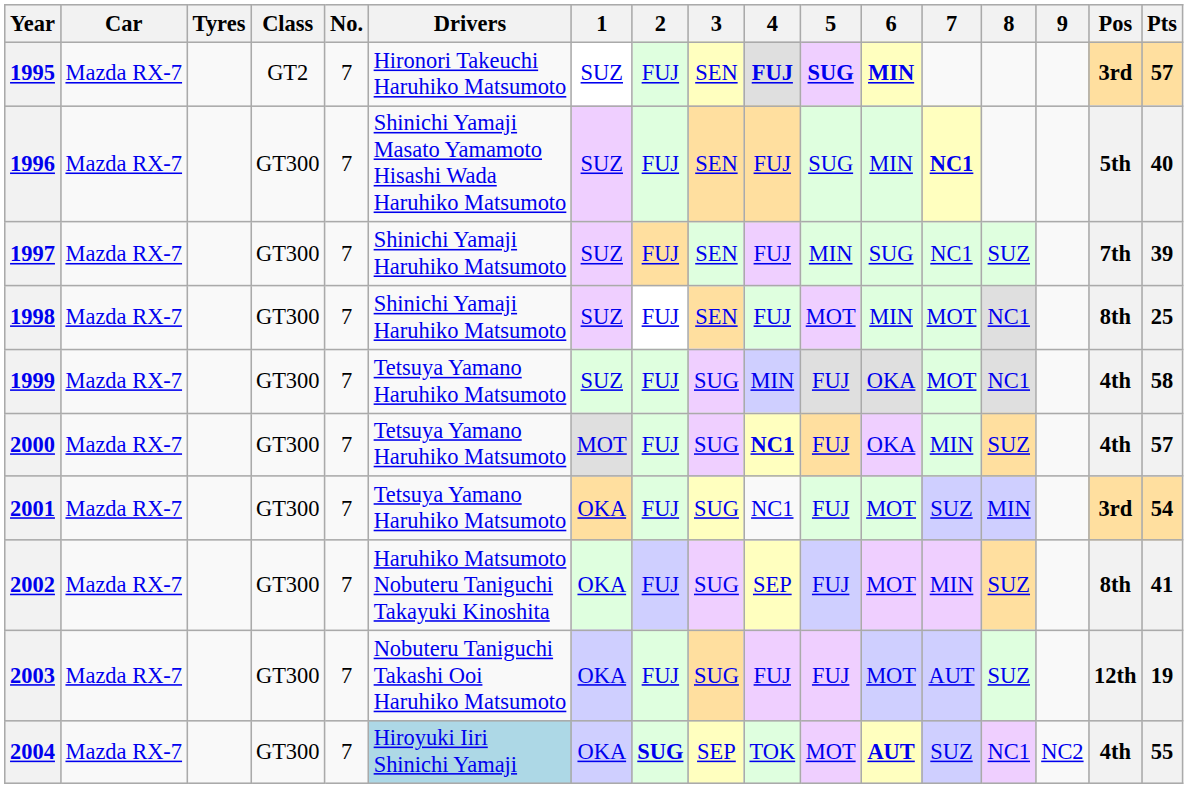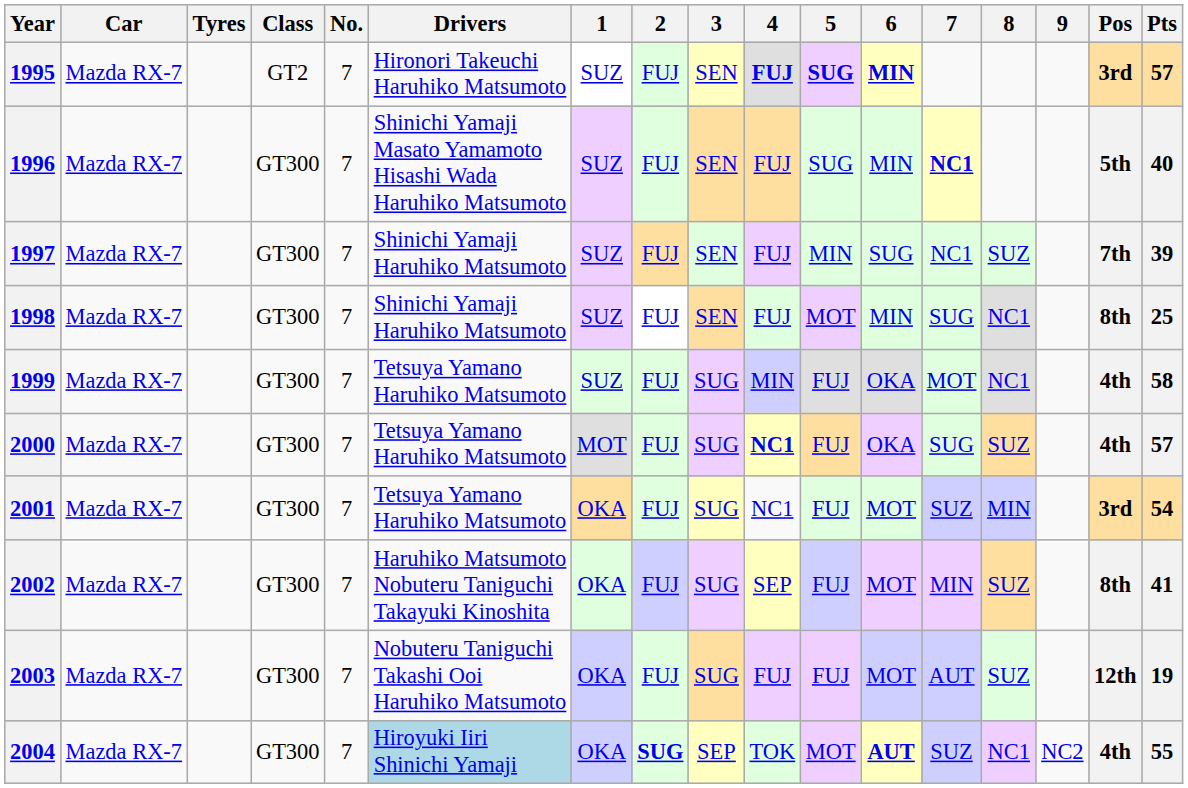(952, 317) MOT -> (952, 317) SUG
(952, 444) MIN -> (952, 444) SUG
